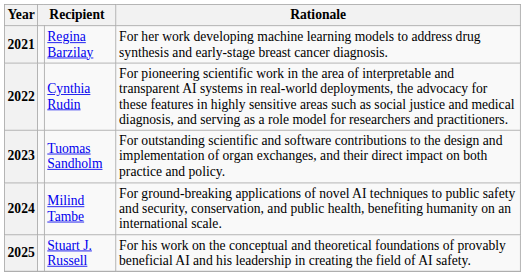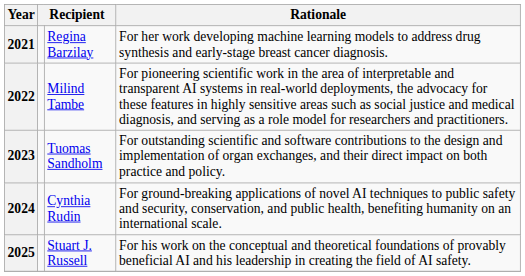(69, 96) Cynthia Rudin -> (66, 96) Milind Tambe
(66, 208) Milind Tambe -> (69, 208) Cynthia Rudin
